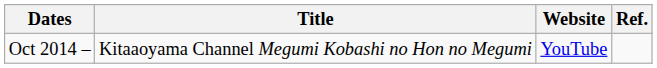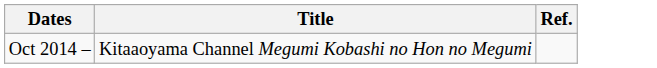- column: (574, 19)
